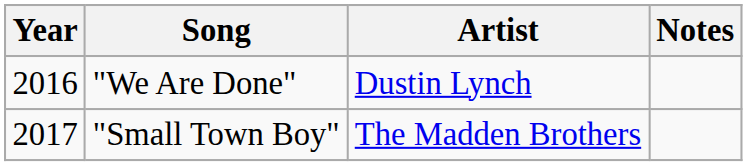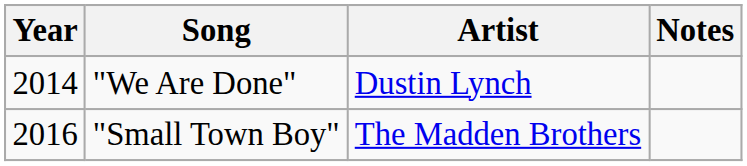(45, 82) 2016 -> (45, 82) 2014
(45, 133) 2017 -> (45, 133) 2016
